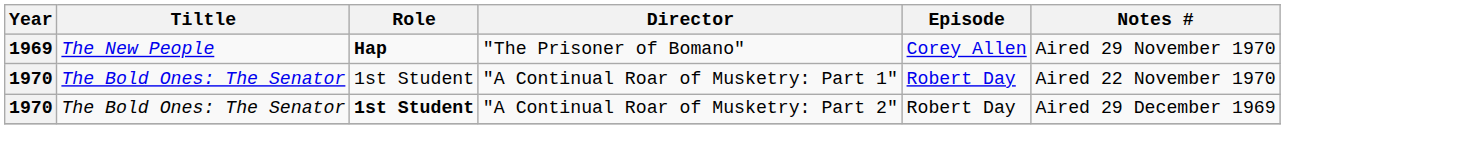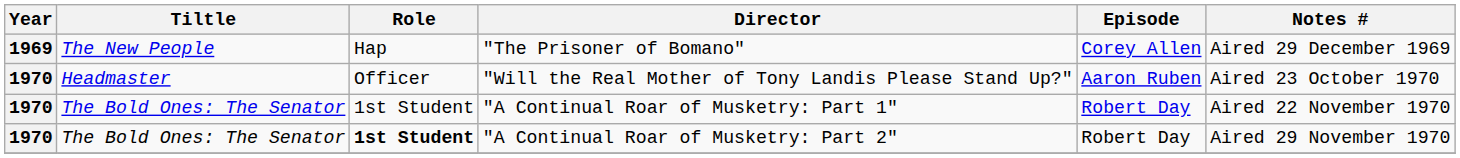(370, 49) bold -> (370, 49) normal
(1156, 49) Aired 29 November 1970 -> (1330, 49) Aired 29 December 1969
+ row: (778, 79)
(1156, 109) Aired 29 December 1969 -> (1330, 138) Aired 29 November 1970
